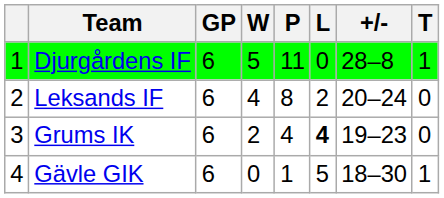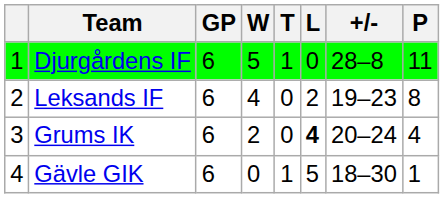columns swapped: (425, 23) <-> (293, 23)
(374, 98) 20–24 -> (364, 98) 19–23
(374, 135) 19–23 -> (364, 135) 20–24
